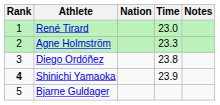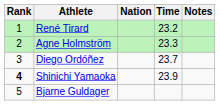(168, 28) 23.0 -> (168, 28) 23.2
(168, 60) 23.8 -> (168, 60) 23.7
